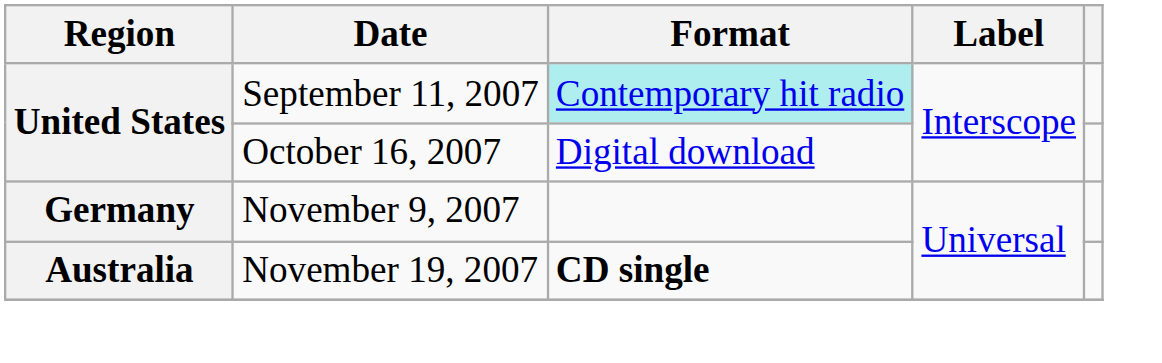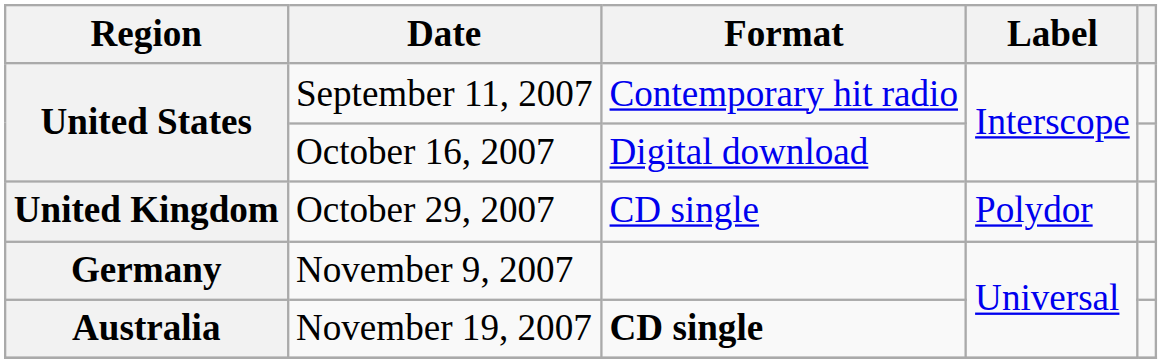(730, 92) paleturquoise background -> (784, 92) no background
+ row: (425, 210)
